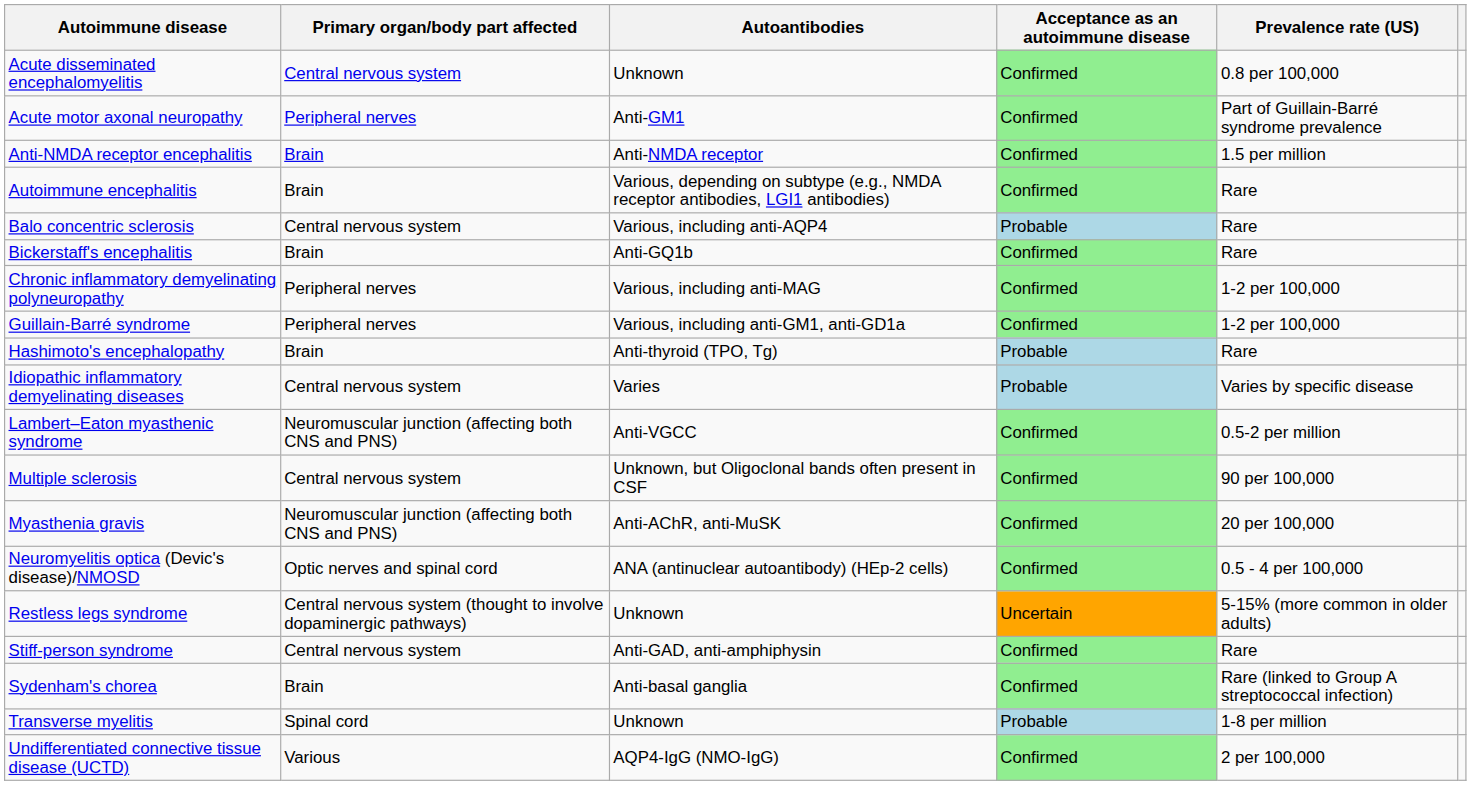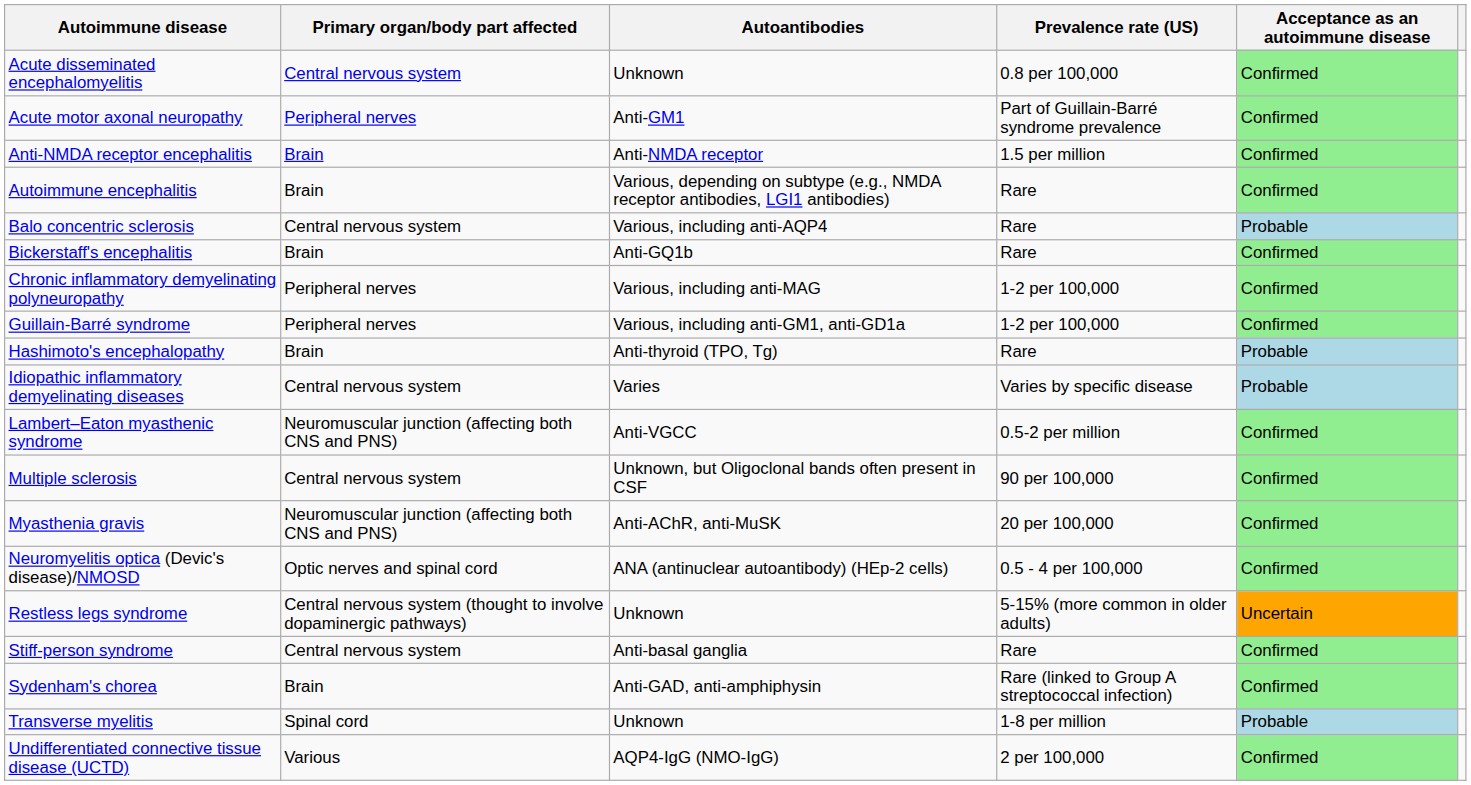columns swapped: (1107, 28) <-> (1337, 28)
(717, 650) Anti-GAD, anti-amphiphysin -> (680, 650) Anti-basal ganglia
(680, 686) Anti-basal ganglia -> (717, 686) Anti-GAD, anti-amphiphysin
